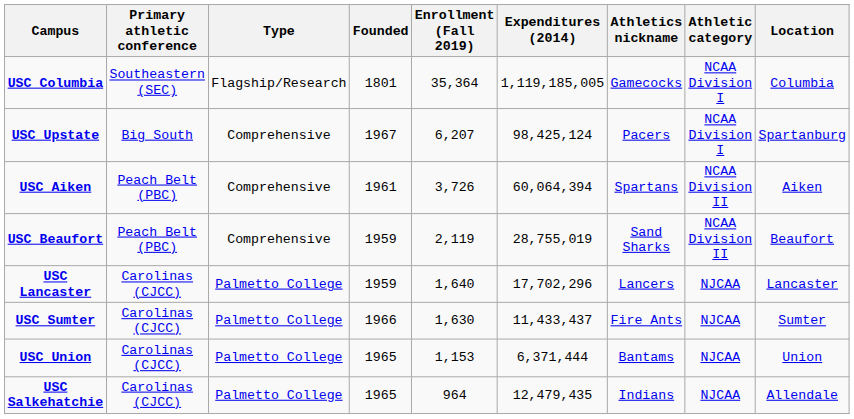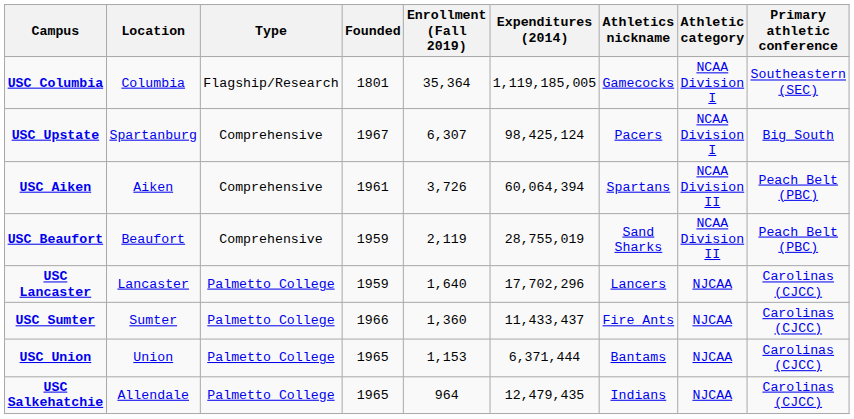columns swapped: (802, 31) <-> (157, 31)
(455, 135) 6,207 -> (447, 135) 6,307
(455, 321) 1,630 -> (447, 321) 1,360
